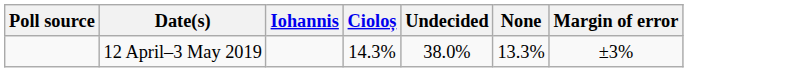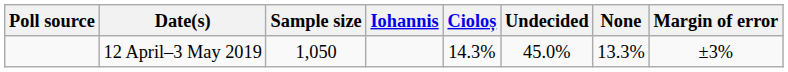+ column: (316, 20)
(447, 51) 38.0% -> (547, 51) 45.0%
